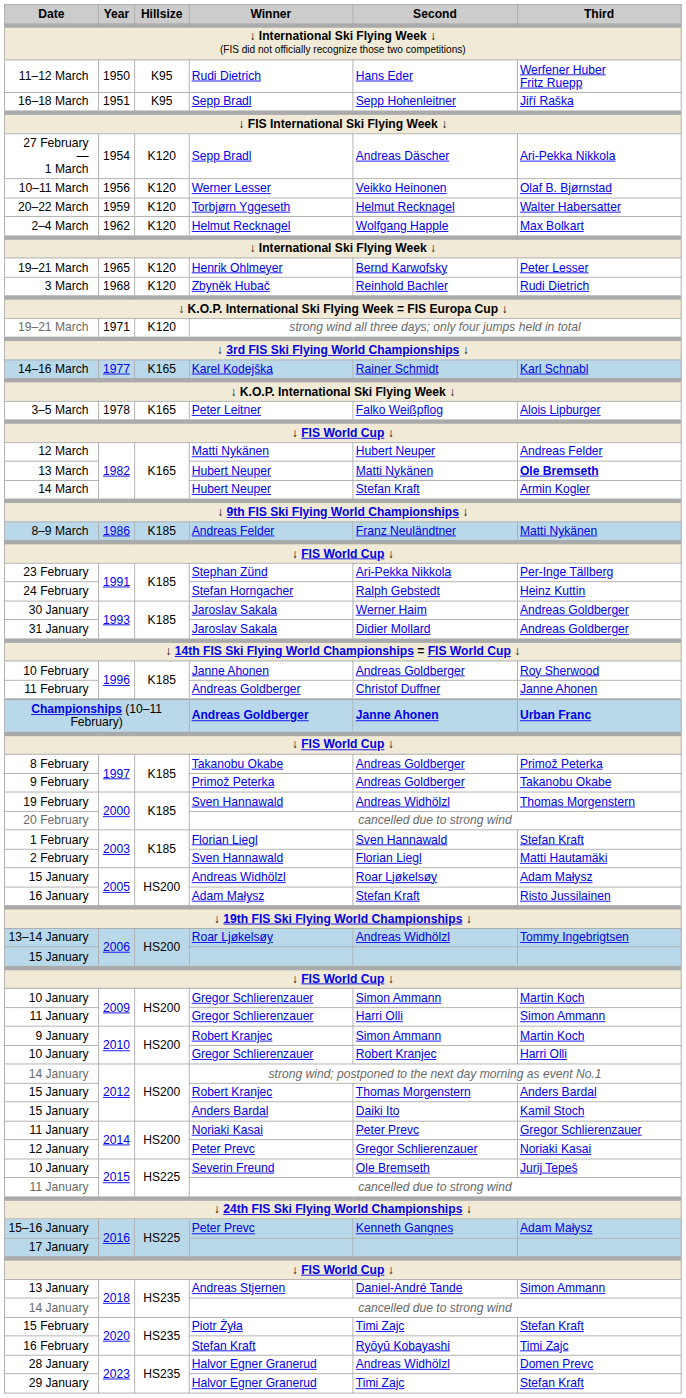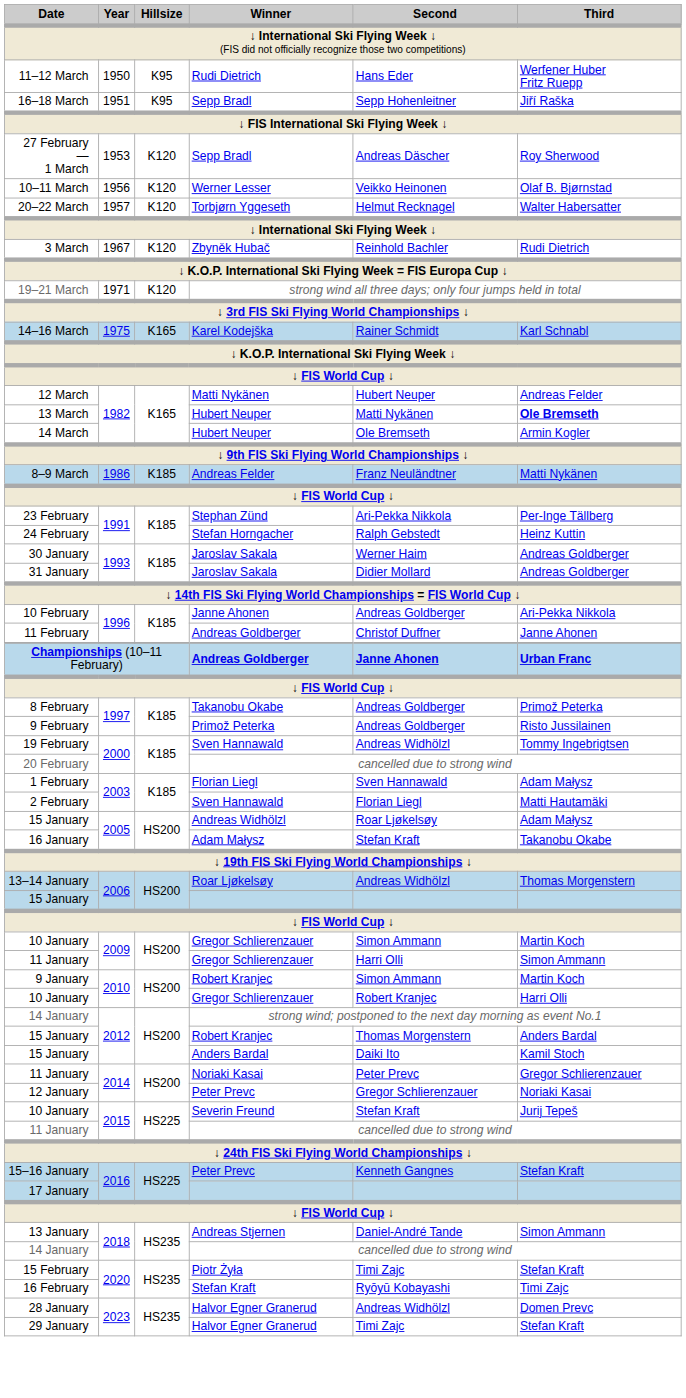(116, 156) 1954 -> (116, 156) 1953
(568, 156) Ari-Pekka Nikkola -> (560, 156) Roy Sherwood
(116, 207) 1959 -> (116, 207) 1957
- row: (63, 226)
- row: (57, 267)
(116, 286) 1968 -> (116, 248) 1967
(116, 369) 1977 -> (116, 331) 1975
- row: (63, 410)
(388, 489) Stefan Kraft -> (393, 433) Ole Bremseth
(560, 670) Roy Sherwood -> (568, 613) Ari-Pekka Nikkola
(566, 782) Takanobu Okabe -> (565, 726) Risto Jussilainen
(577, 801) Thomas Morgenstern -> (574, 744) Tommy Ingebrigtsen
(552, 839) Stefan Kraft -> (556, 782) Adam Małysz
(565, 896) Risto Jussilainen -> (566, 839) Takanobu Okabe
(574, 937) Tommy Ingebrigtsen -> (577, 880) Thomas Morgenstern
(393, 1168) Ole Bremseth -> (388, 1111) Stefan Kraft
(556, 1228) Adam Małysz -> (552, 1171) Stefan Kraft
